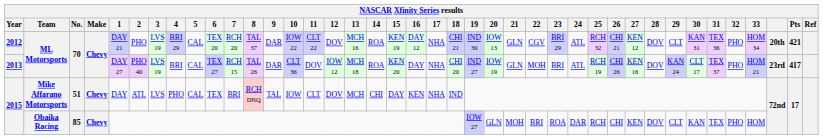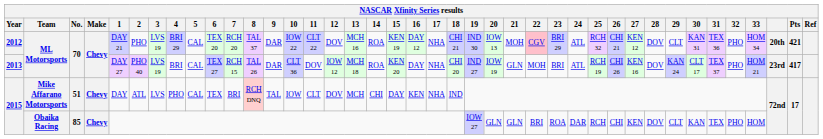(515, 43) GLN -> (515, 43) MOH
(537, 43) no background -> (537, 43) pink background
(515, 122) MOH -> (515, 122) GLN
